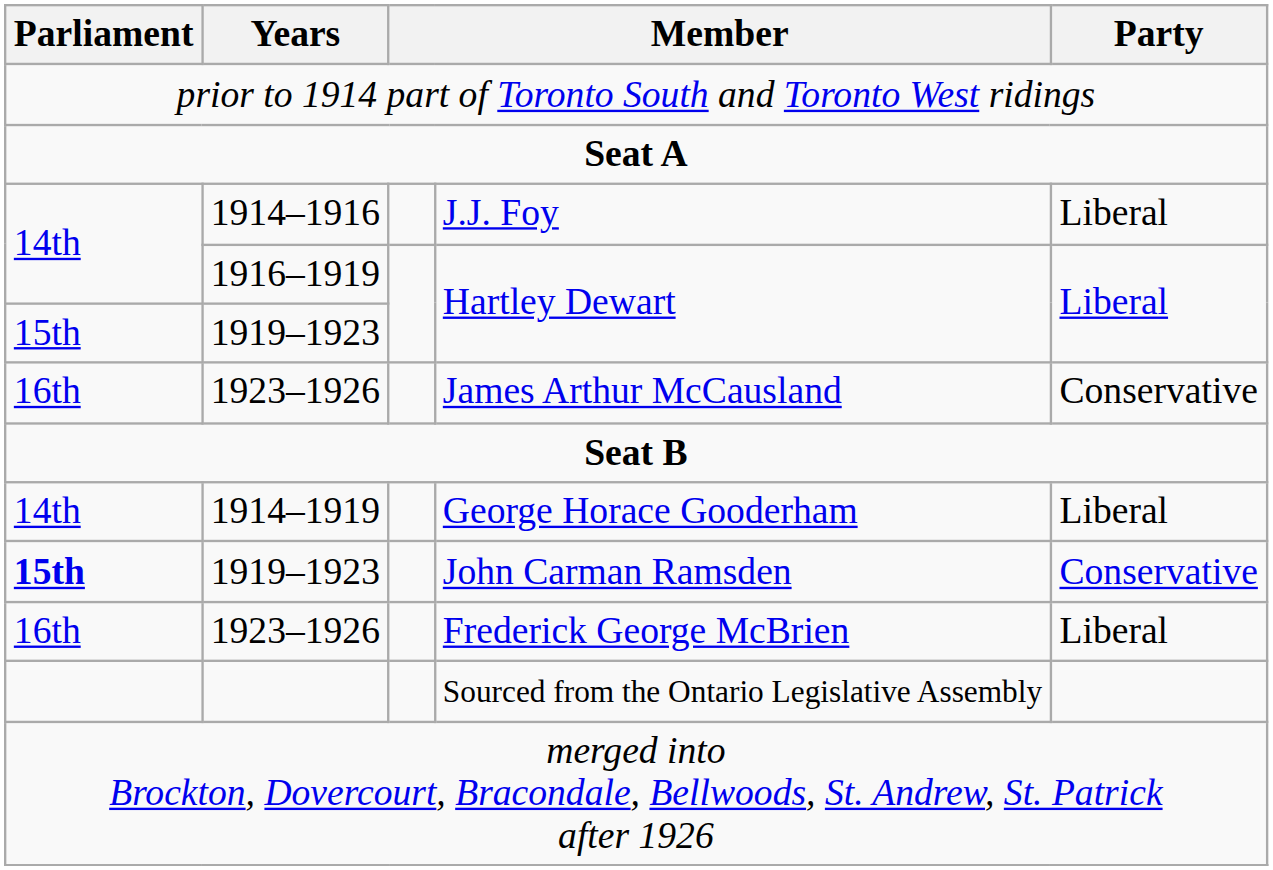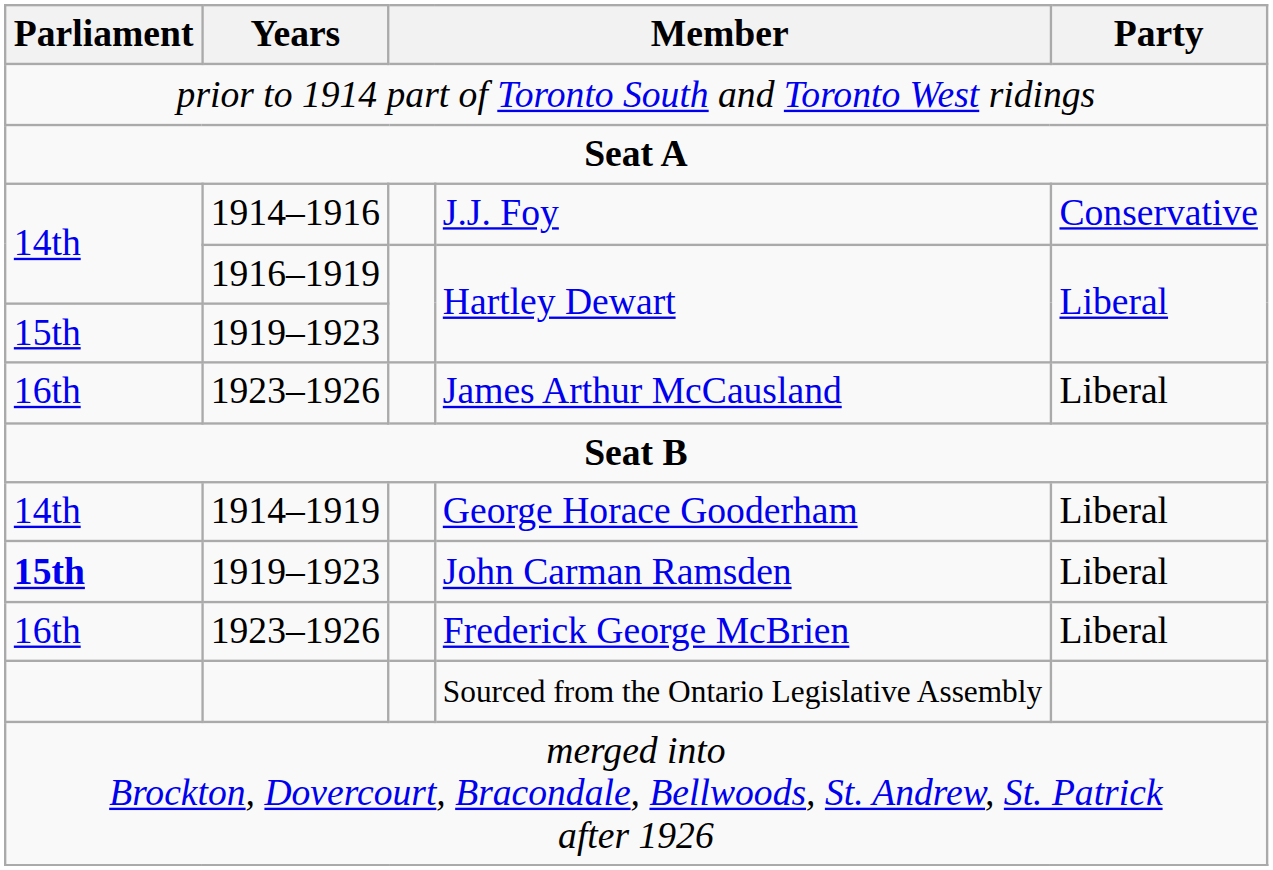(1114, 213) Liberal -> (1159, 213) Conservative
(1159, 392) Conservative -> (1114, 392) Liberal
(1159, 570) Conservative -> (1114, 570) Liberal
